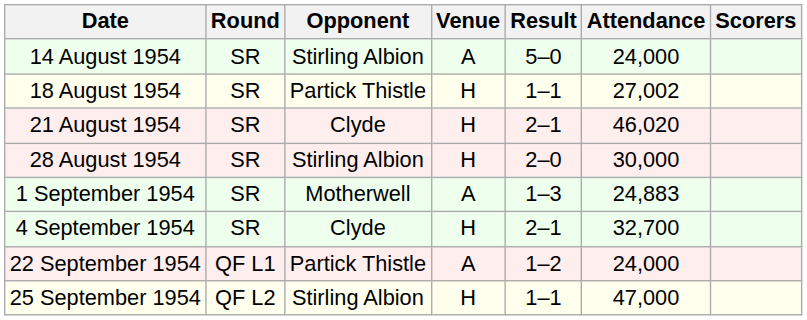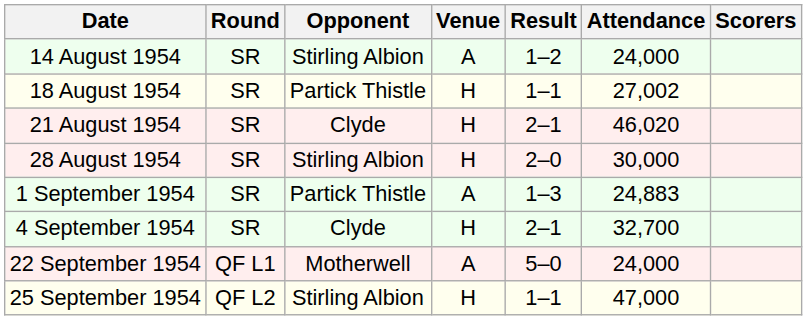(543, 56) 5–0 -> (543, 56) 1–2
(358, 194) Motherwell -> (358, 194) Partick Thistle
(358, 263) Partick Thistle -> (358, 263) Motherwell
(543, 263) 1–2 -> (543, 263) 5–0
